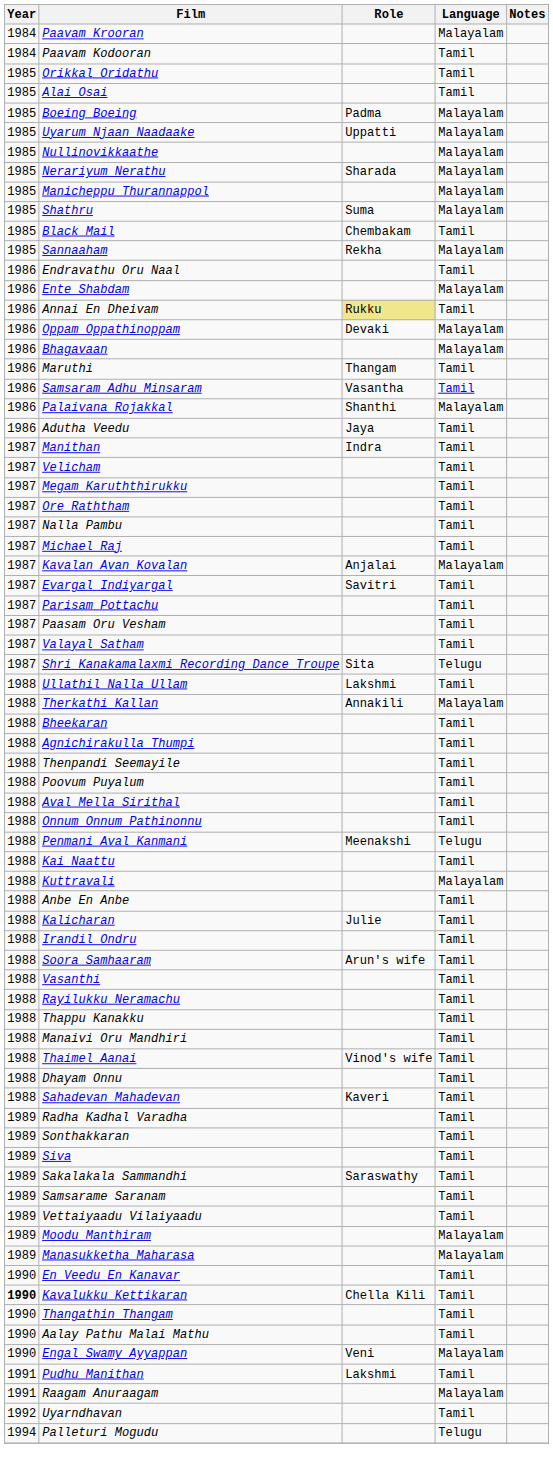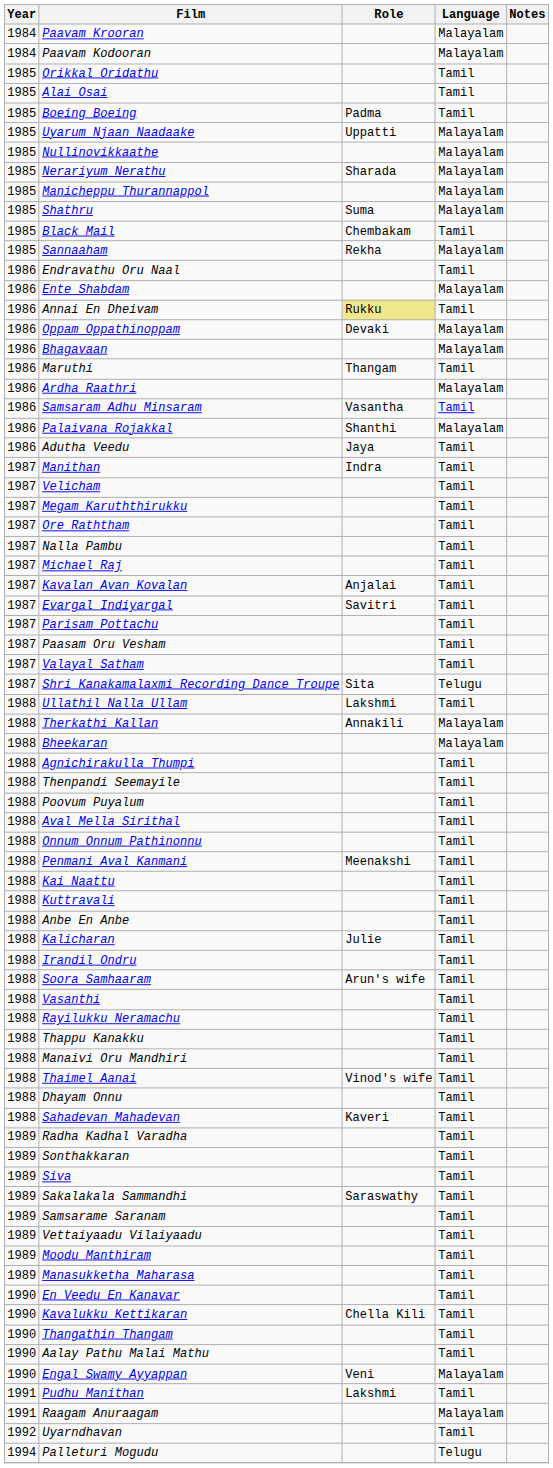(456, 54) Tamil -> (471, 54) Malayalam
(471, 113) Malayalam -> (456, 113) Tamil
+ row: (89, 389)
(471, 566) Malayalam -> (456, 586) Tamil
(456, 724) Tamil -> (471, 743) Malayalam
(460, 842) Telugu -> (456, 862) Tamil
(471, 881) Malayalam -> (456, 901) Tamil
(471, 1236) Malayalam -> (456, 1256) Tamil
(471, 1256) Malayalam -> (456, 1275) Tamil
(22, 1295) bold -> (22, 1315) normal
